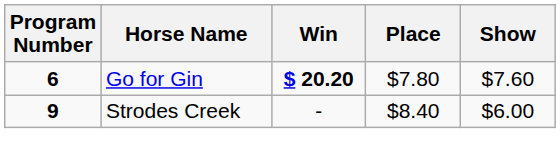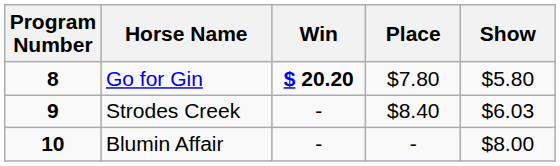(53, 78) 6 -> (53, 78) 8
(508, 78) $7.60 -> (508, 78) $5.80
(508, 112) $6.00 -> (508, 112) $6.03
+ row: (165, 145)
